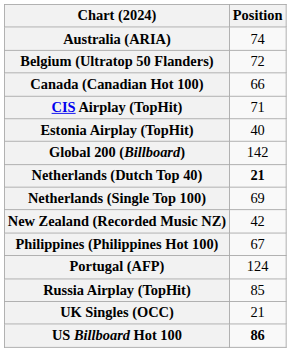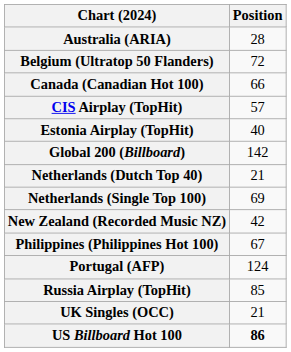(258, 38) 74 -> (258, 38) 28
(258, 107) 71 -> (258, 107) 57
(258, 175) bold -> (258, 175) normal
